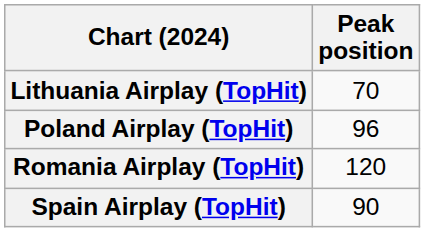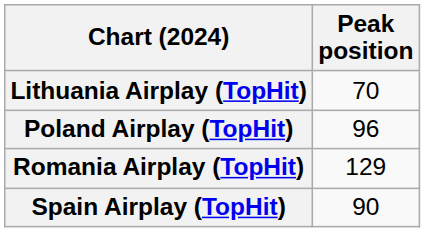(366, 167) 120 -> (366, 167) 129
